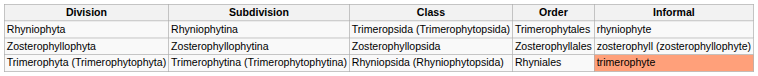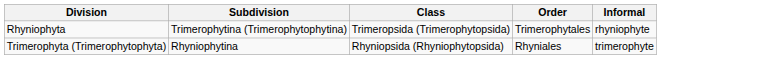(205, 29) Rhyniophytina -> (259, 29) Trimerophytina (Trimerophytophytina)
- row: (51, 46)
(259, 63) Trimerophytina (Trimerophytophytina) -> (205, 46) Rhyniophytina
(626, 63) lightsalmon background -> (624, 46) no background
